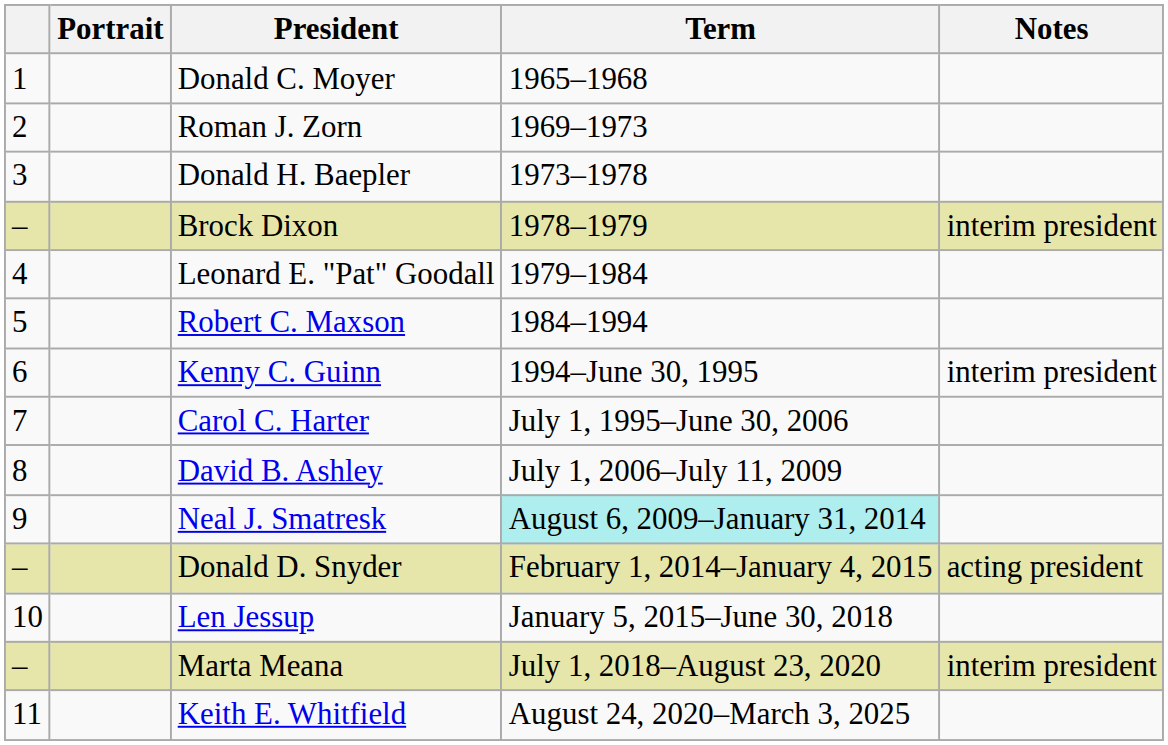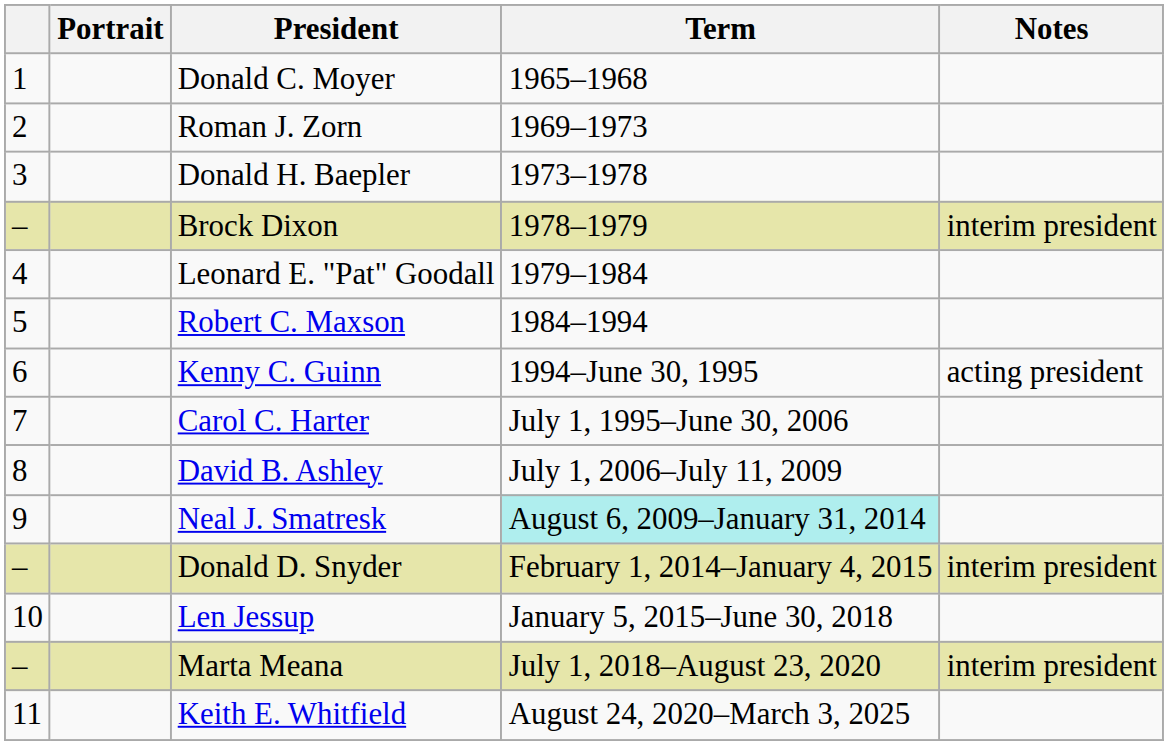(1052, 371) interim president -> (1045, 371) acting president
(1045, 567) acting president -> (1052, 567) interim president
